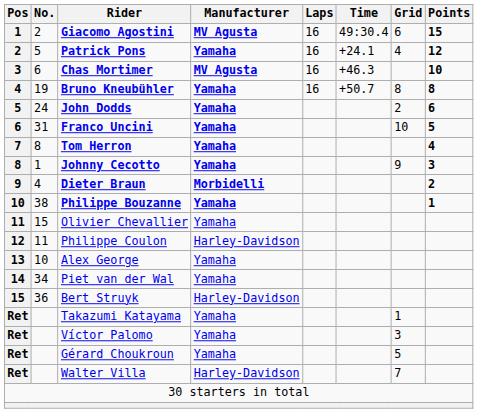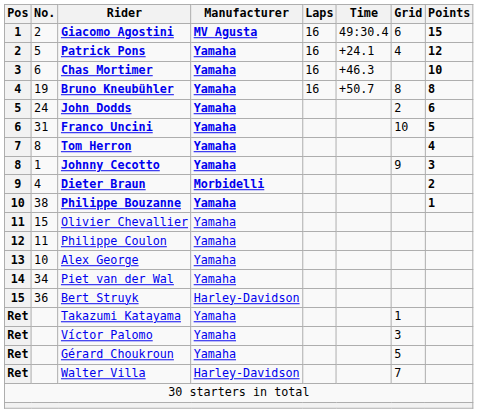(225, 71) MV Agusta -> (215, 71) Yamaha
(247, 242) Harley-Davidson -> (215, 242) Yamaha
